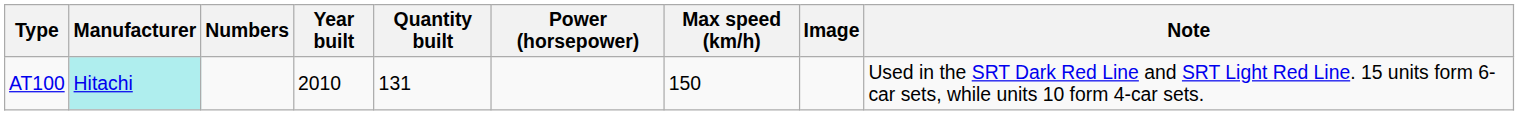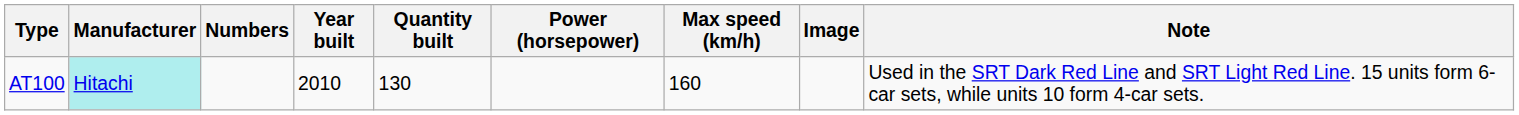(395, 83) 131 -> (395, 83) 130
(685, 83) 150 -> (685, 83) 160
